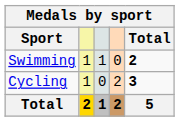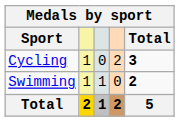rows swapped: (42, 61) <-> (38, 83)
